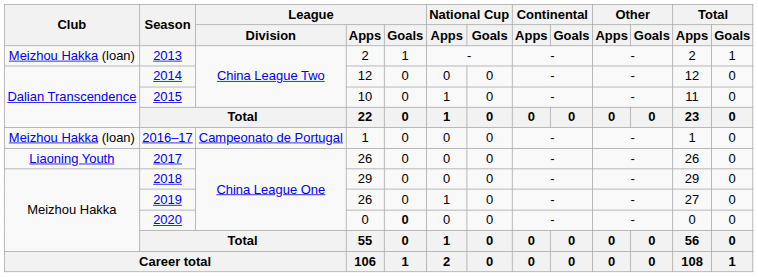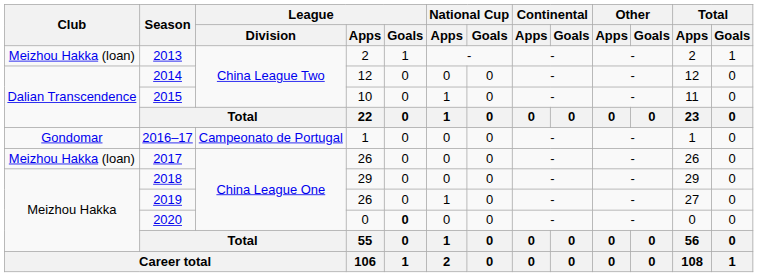(72, 138) Meizhou Hakka (loan) -> (72, 138) Gondomar
(72, 158) Liaoning Youth -> (72, 158) Meizhou Hakka (loan)
